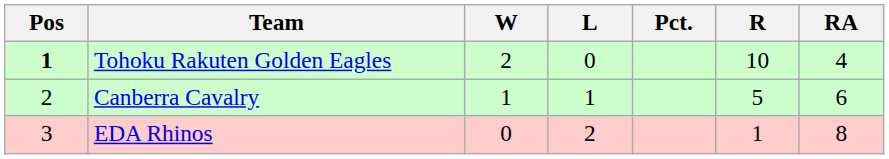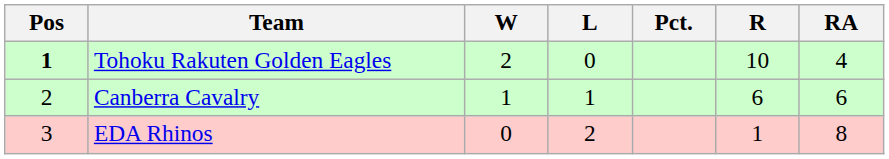(757, 97) 5 -> (757, 97) 6
